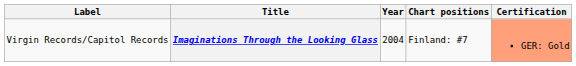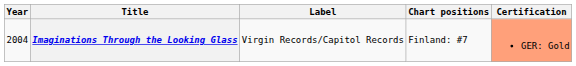columns swapped: (393, 12) <-> (87, 12)
